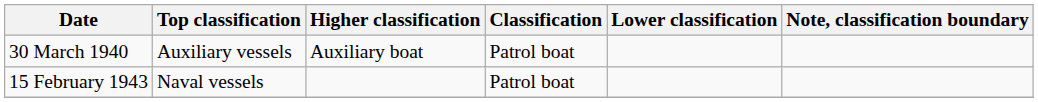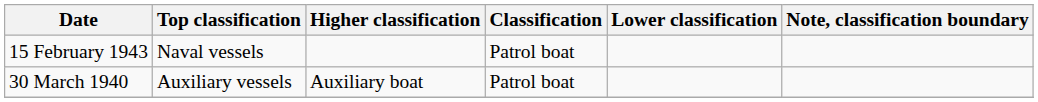rows swapped: (69, 50) <-> (79, 81)
